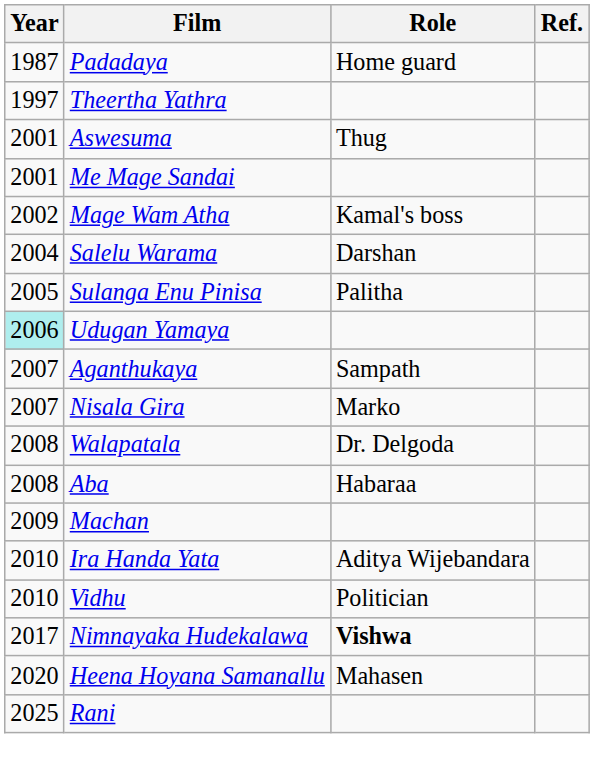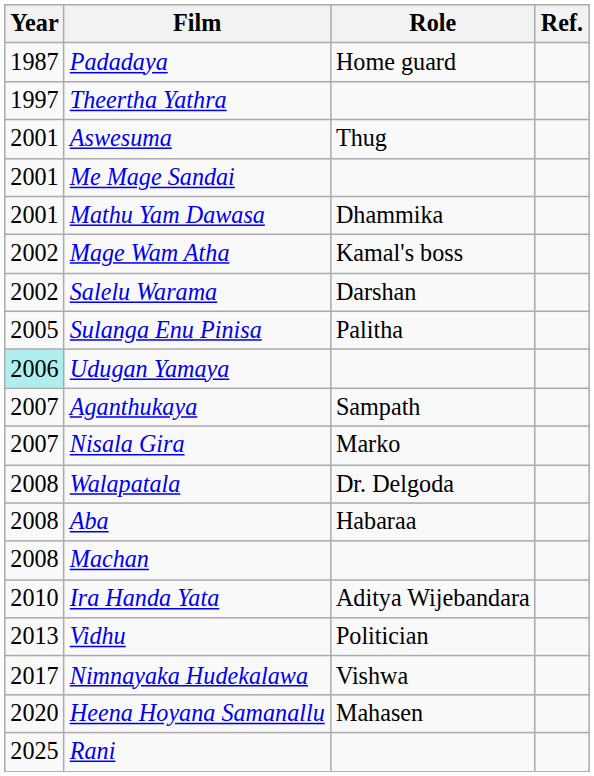+ row: (167, 215)
(34, 253) 2004 -> (34, 291) 2002
(34, 521) 2009 -> (34, 560) 2008
(34, 598) 2010 -> (34, 636) 2013
(374, 636) bold -> (372, 675) normal
